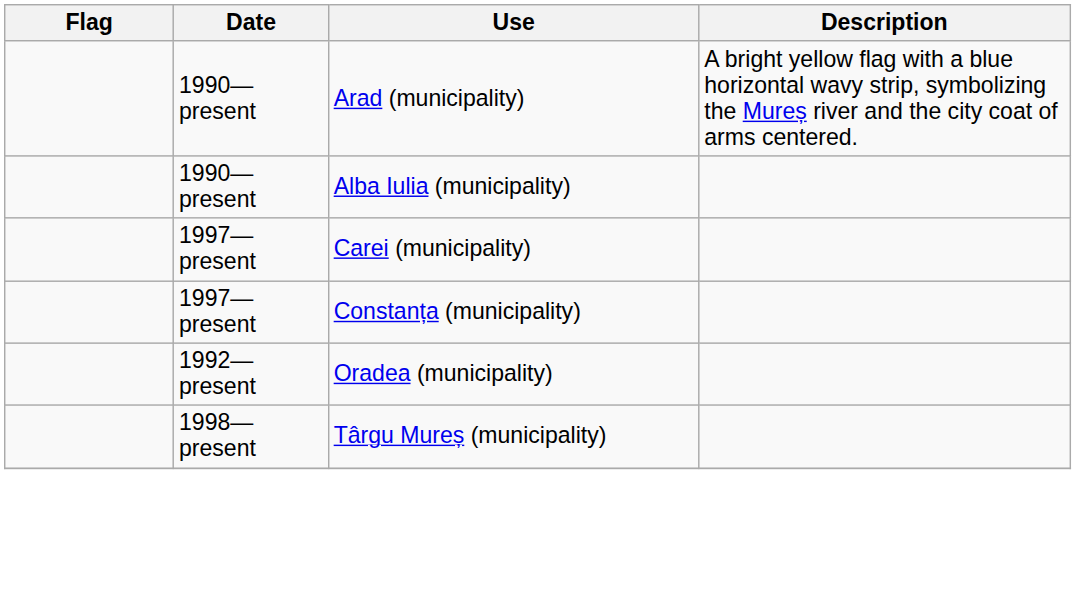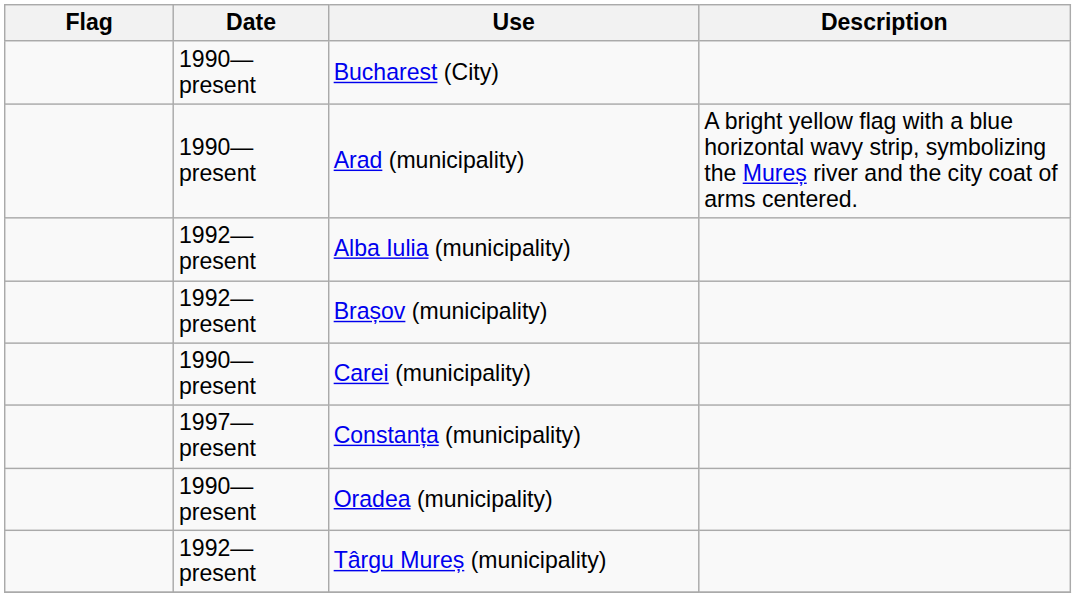+ row: (416, 72)
(217, 186) 1990—present -> (217, 249) 1992—present
+ row: (441, 311)
(217, 249) 1997—present -> (217, 373) 1990—present
(217, 373) 1992—present -> (217, 498) 1990—present
(217, 436) 1998—present -> (217, 561) 1992—present
